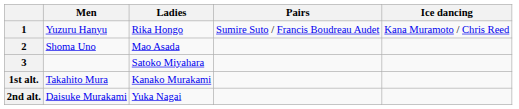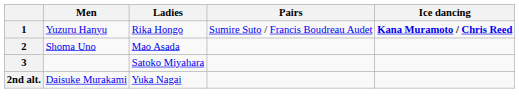(447, 29) normal -> (445, 29) bold
- row: (24, 79)
